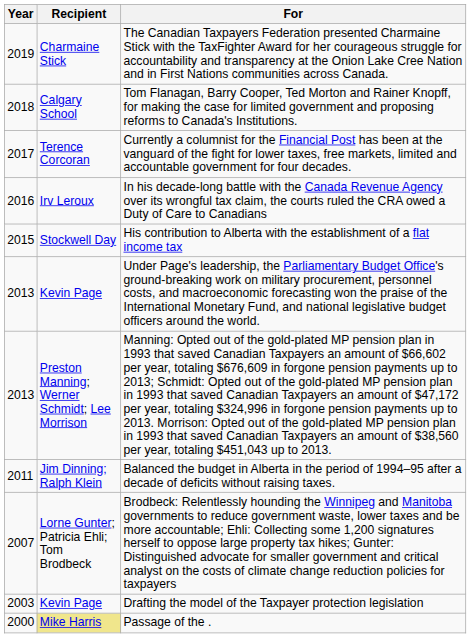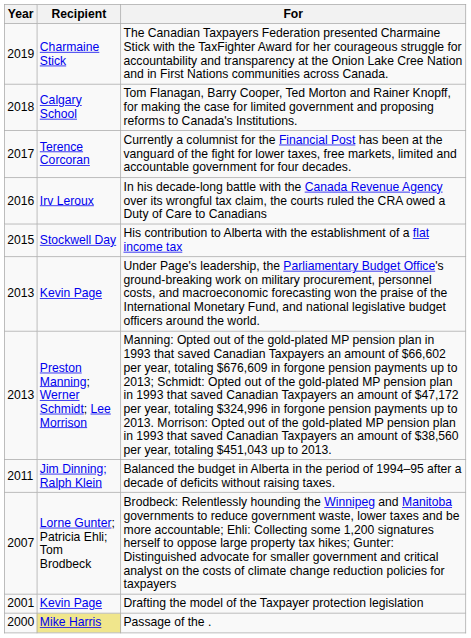(21, 603) 2003 -> (21, 603) 2001
